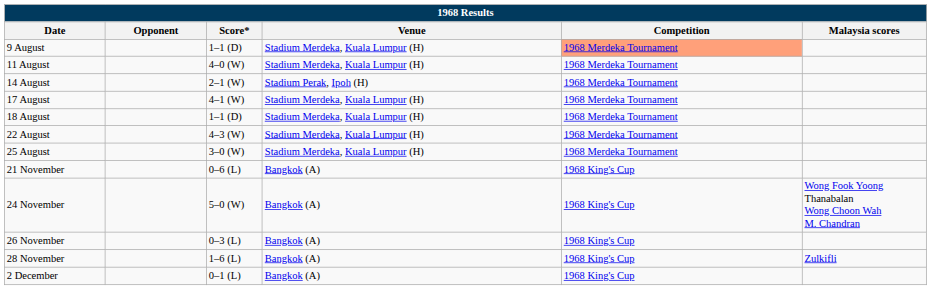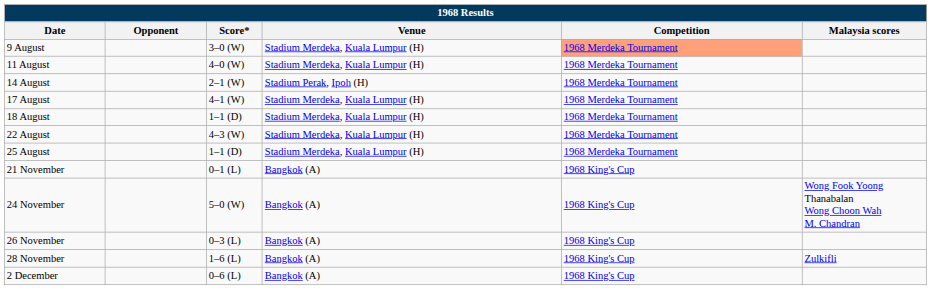(225, 48) 1–1 (D) -> (227, 48) 3–0 (W)
(227, 152) 3–0 (W) -> (225, 152) 1–1 (D)
(225, 169) 0–6 (L) -> (225, 169) 0–1 (L)
(225, 276) 0–1 (L) -> (225, 276) 0–6 (L)
